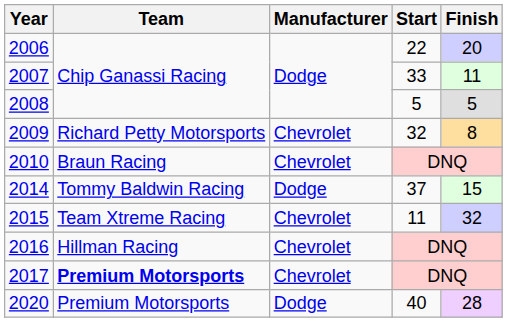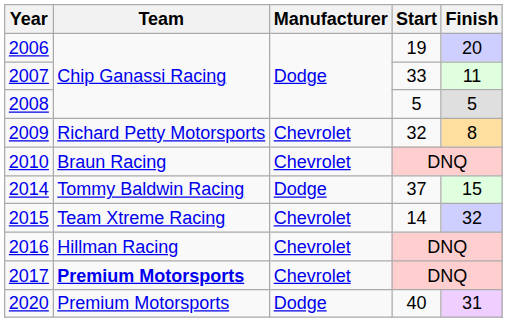(417, 48) 22 -> (417, 48) 19
(417, 218) 11 -> (417, 218) 14
(472, 304) 28 -> (472, 304) 31
